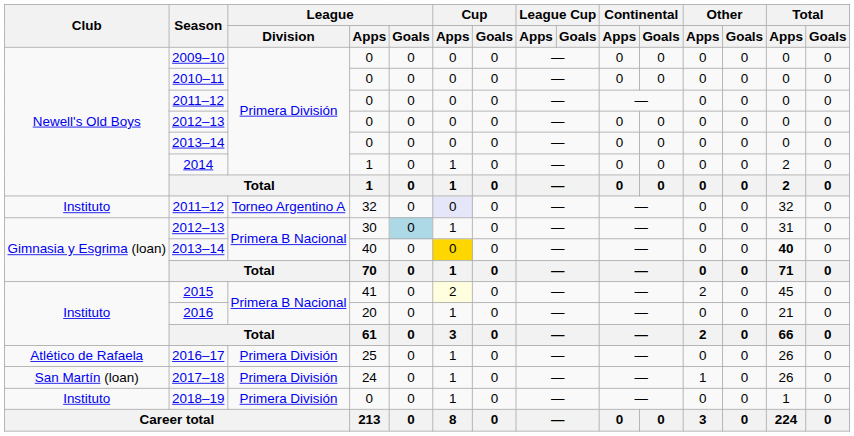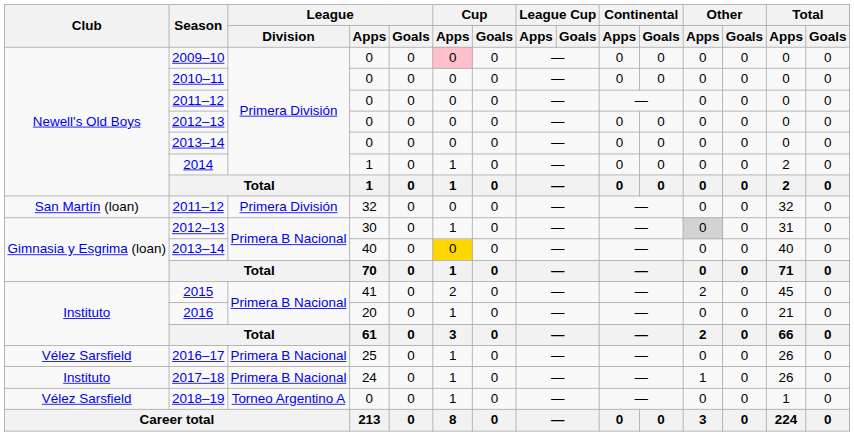(453, 57) no background -> (453, 57) pink background
(87, 206) Instituto -> (87, 206) San Martín (loan)
(288, 206) Torneo Argentino A -> (288, 206) Primera División
(453, 206) lavender background -> (453, 206) no background
(411, 228) lightblue background -> (411, 228) no background
(703, 228) no background -> (703, 228) lightgrey background
(786, 249) bold -> (786, 249) normal
(453, 292) lightyellow background -> (453, 292) no background
(87, 356) Atlético de Rafaela -> (87, 356) Vélez Sarsfield
(288, 356) Primera División -> (288, 356) Primera B Nacional
(87, 377) San Martín (loan) -> (87, 377) Instituto
(288, 377) Primera División -> (288, 377) Primera B Nacional
(87, 398) Instituto -> (87, 398) Vélez Sarsfield
(288, 398) Primera División -> (288, 398) Torneo Argentino A
